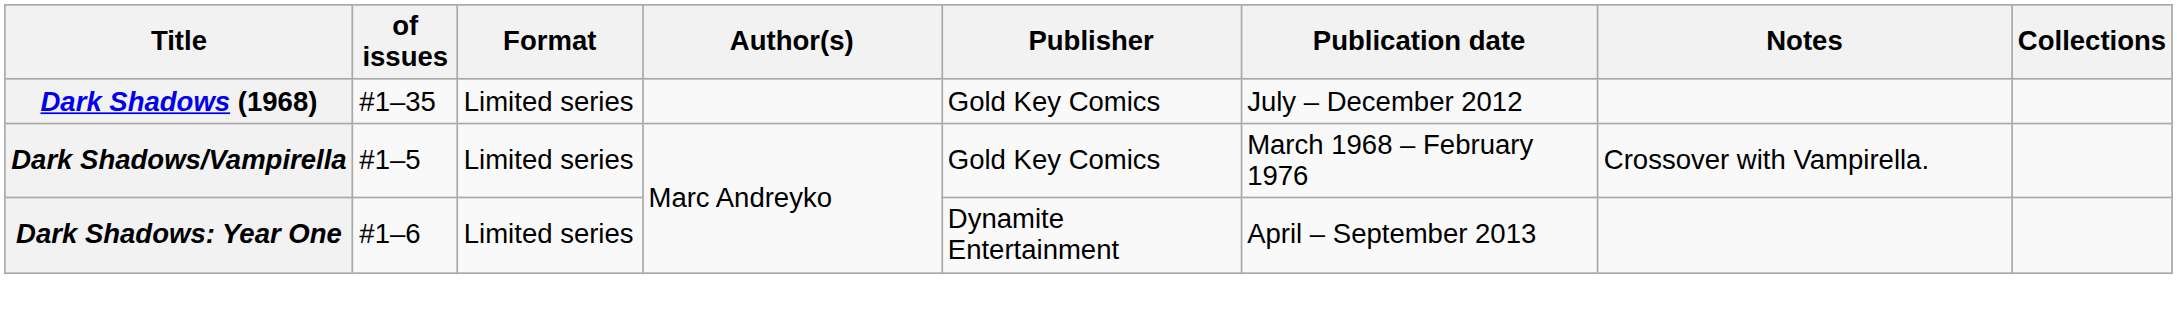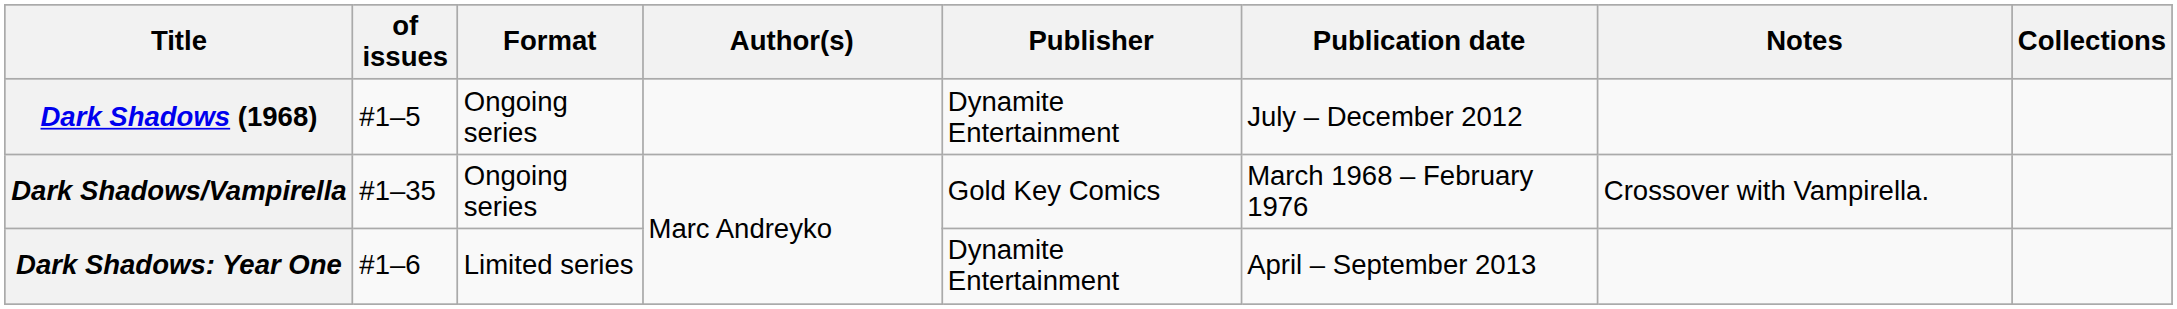(398, 100) #1–35 -> (390, 116) #1–5
(549, 100) Limited series -> (516, 116) Ongoing series
(1054, 100) Gold Key Comics -> (1033, 116) Dynamite Entertainment
(390, 160) #1–5 -> (398, 191) #1–35
(549, 160) Limited series -> (516, 191) Ongoing series
